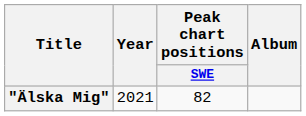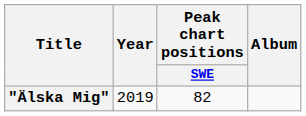(135, 98) 2021 -> (135, 98) 2019
